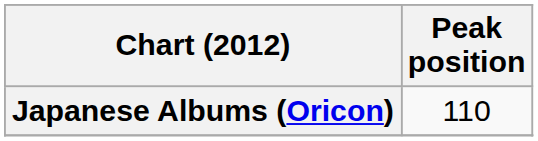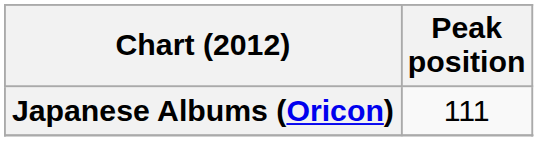(467, 110) 110 -> (467, 110) 111
